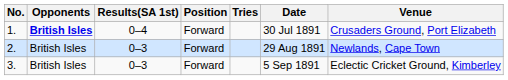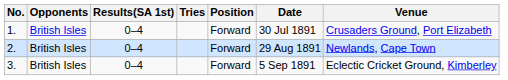columns swapped: (205, 13) <-> (245, 13)
(61, 30) bold -> (58, 30) normal
(138, 48) 0–3 -> (134, 48) 0–4
(138, 65) 0–3 -> (134, 65) 0–4
